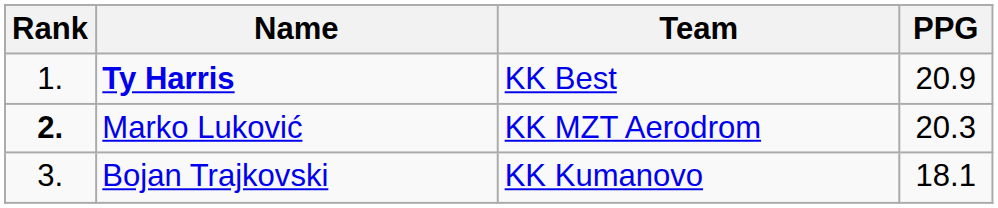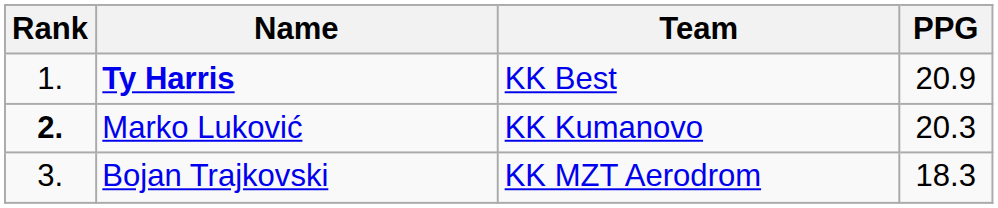(633, 127) KK MZT Aerodrom -> (604, 127) KK Kumanovo
(604, 176) KK Kumanovo -> (633, 176) KK MZT Aerodrom
(946, 176) 18.1 -> (946, 176) 18.3
